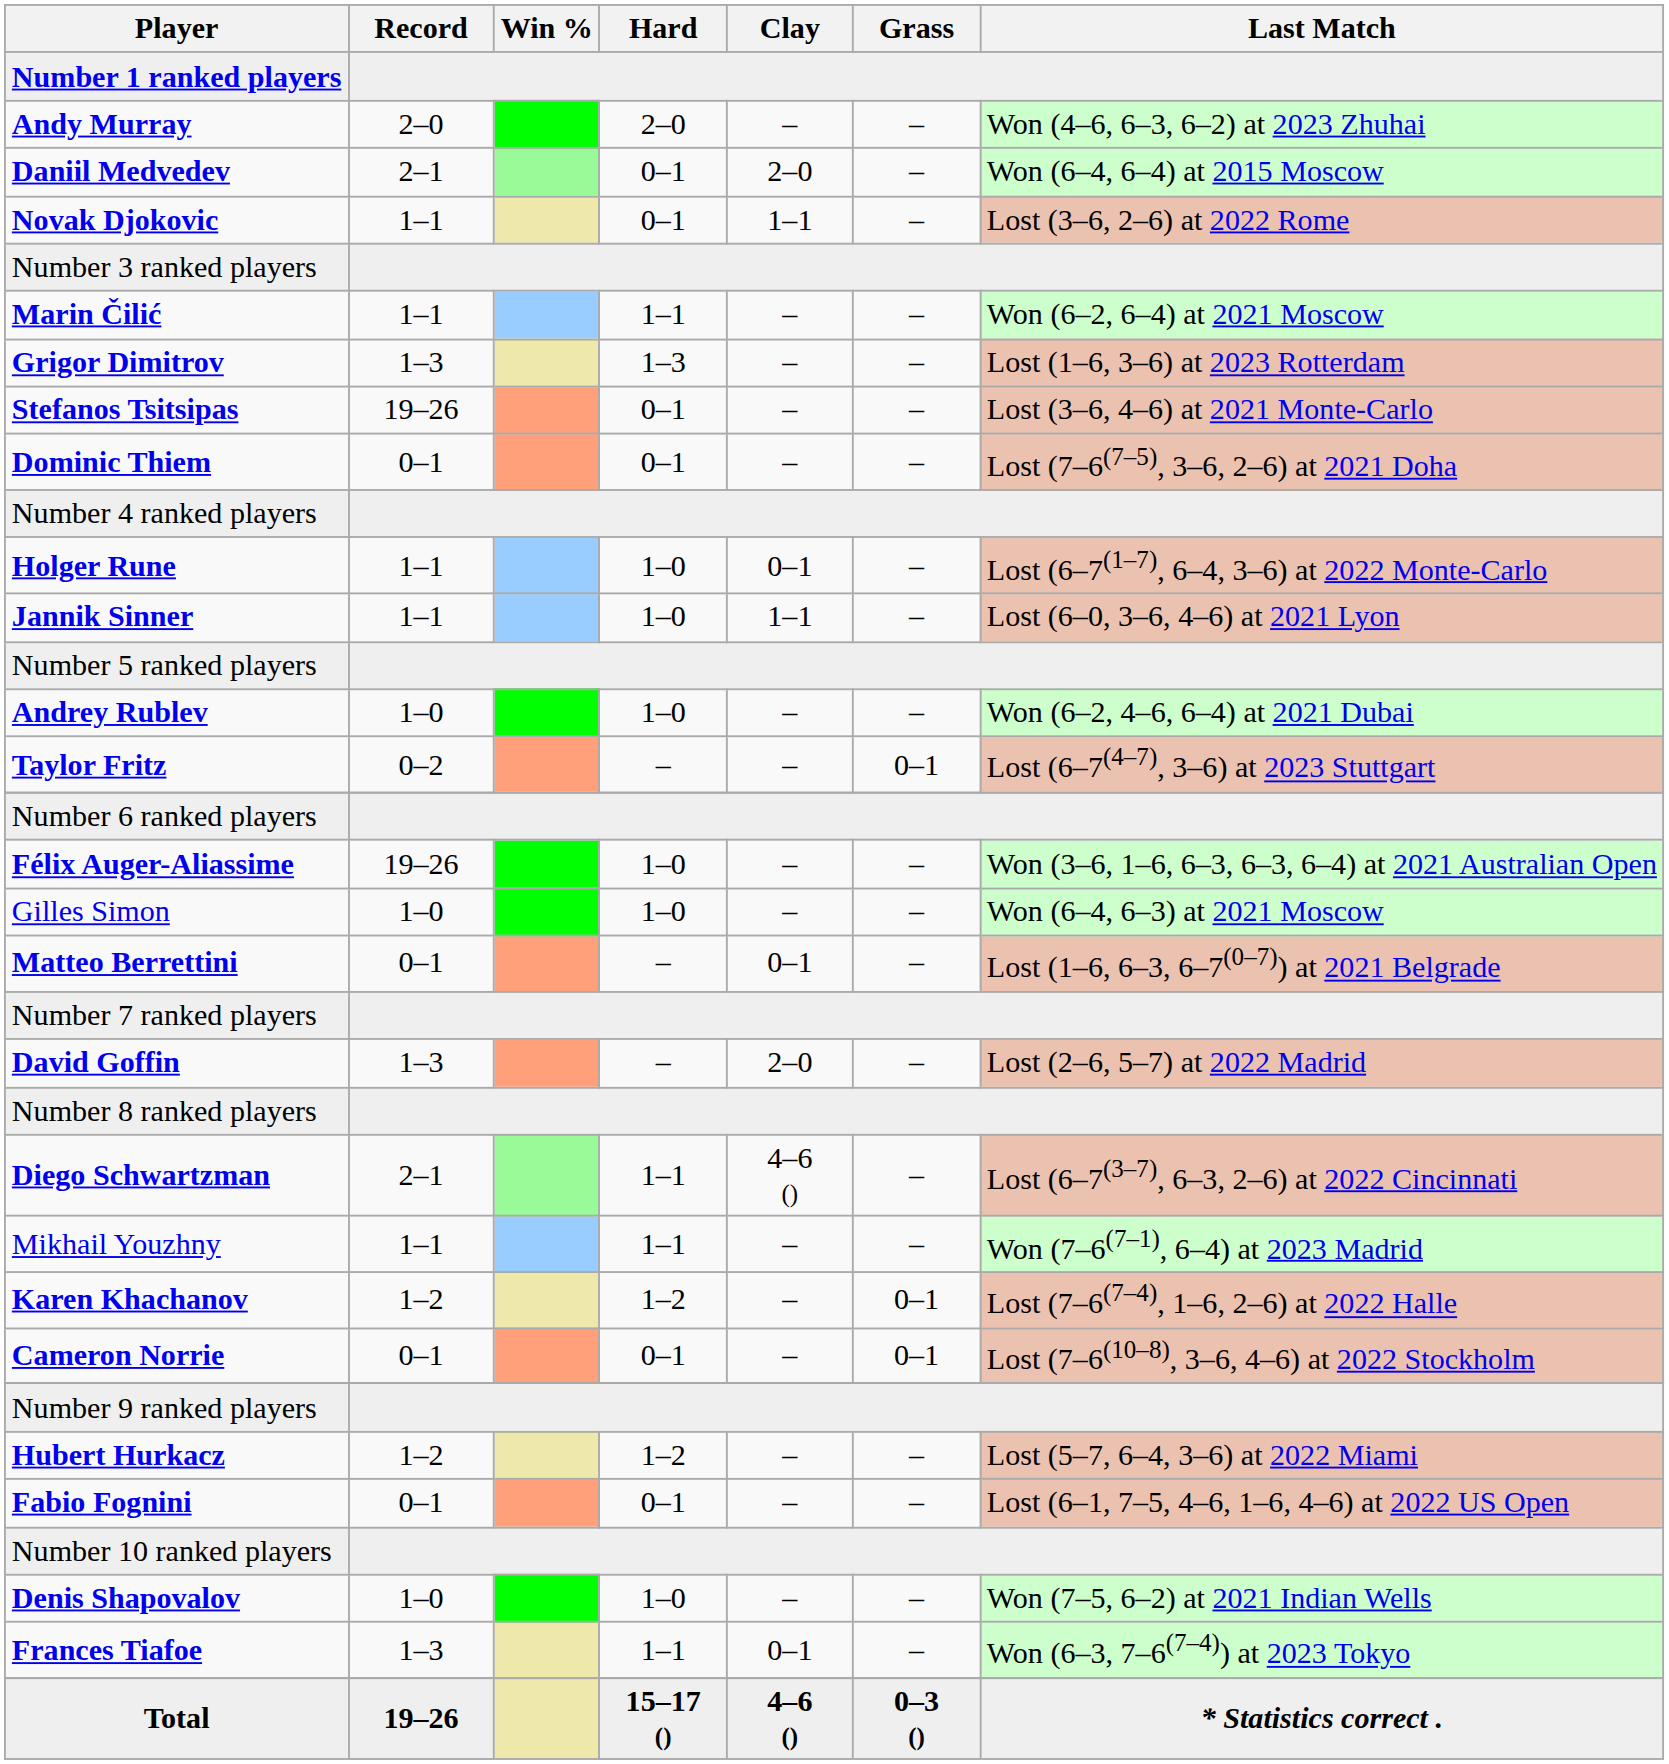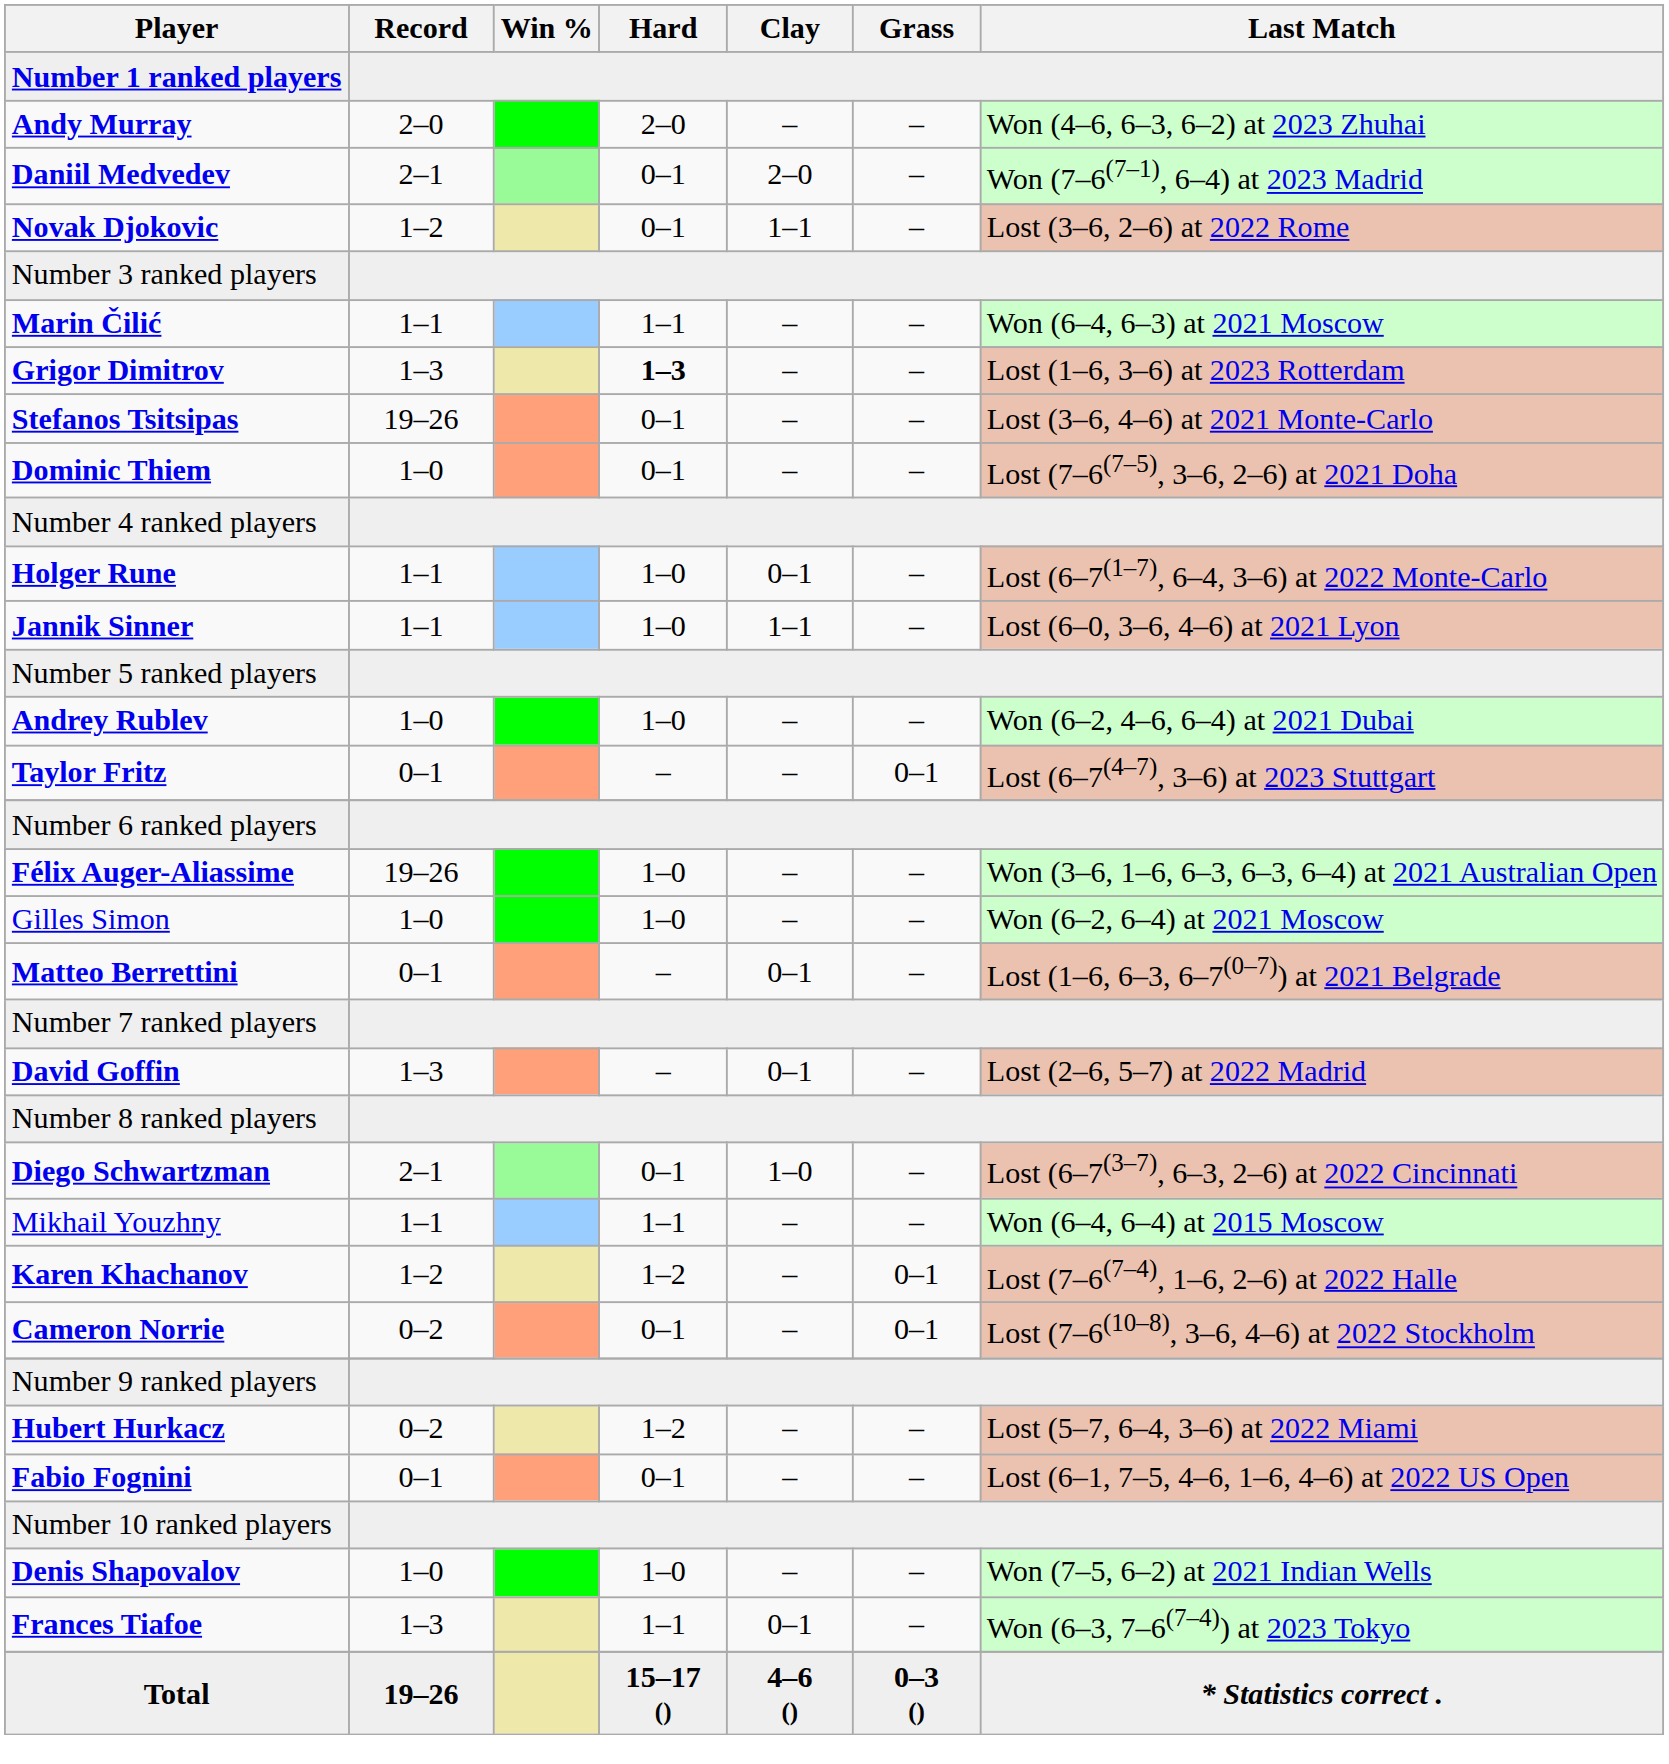(1185, 171) Won (6–4, 6–4) at 2015 Moscow -> (1205, 175) Won (7–6(7–1), 6–4) at 2023 Madrid
(421, 219) 1–1 -> (421, 227) 1–2
(1185, 314) Won (6–2, 6–4) at 2021 Moscow -> (1185, 322) Won (6–4, 6–3) at 2021 Moscow
(663, 362) normal -> (663, 370) bold
(421, 461) 0–1 -> (421, 469) 1–0
(421, 764) 0–2 -> (421, 772) 0–1
(1185, 911) Won (6–4, 6–3) at 2021 Moscow -> (1185, 919) Won (6–2, 6–4) at 2021 Moscow
(790, 1062) 2–0 -> (790, 1070) 0–1
(663, 1175) 1–1 -> (663, 1170) 0–1
(790, 1175) 4–6 () -> (790, 1170) 1–0
(1205, 1243) Won (7–6(7–1), 6–4) at 2023 Madrid -> (1185, 1222) Won (6–4, 6–4) at 2015 Moscow
(421, 1355) 0–1 -> (421, 1329) 0–2
(421, 1454) 1–2 -> (421, 1429) 0–2
